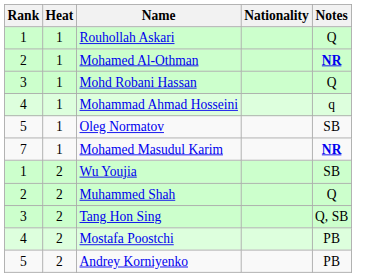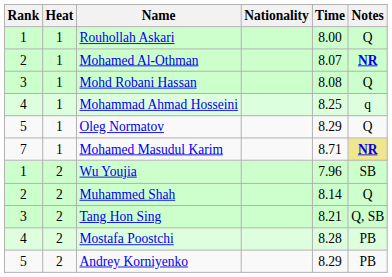+ column: (330, 15)
(332, 127) SB -> (368, 127) Q
(332, 149) no background -> (368, 149) khaki background
